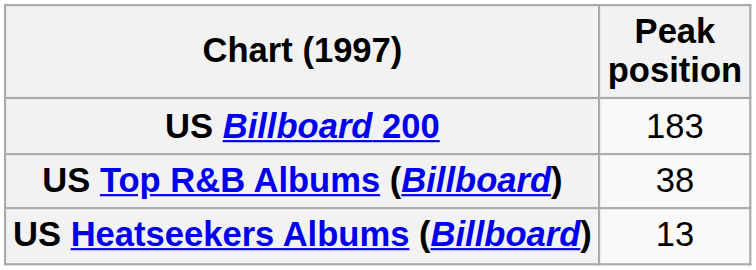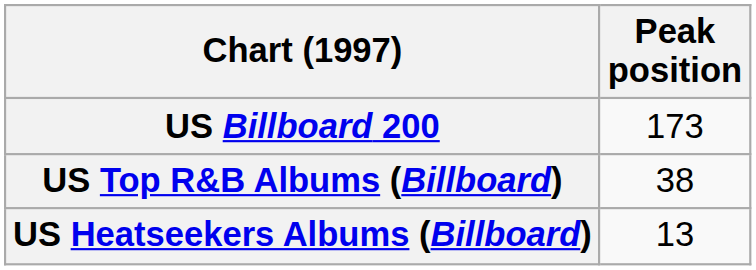(675, 125) 183 -> (675, 125) 173
